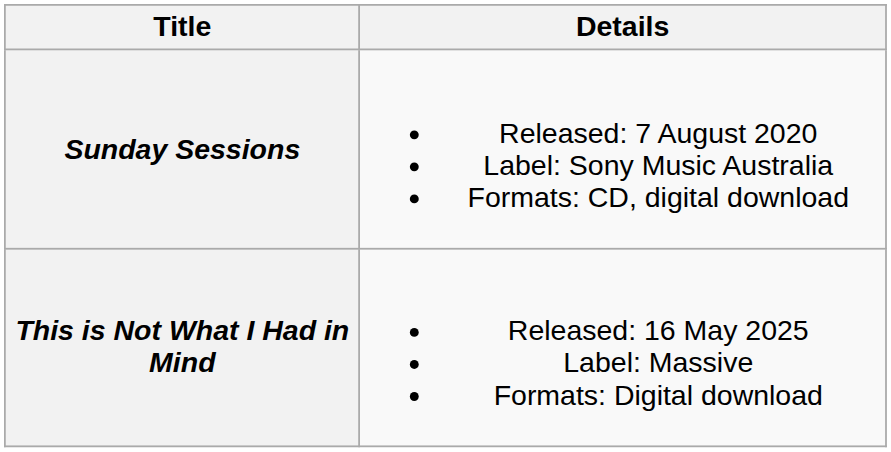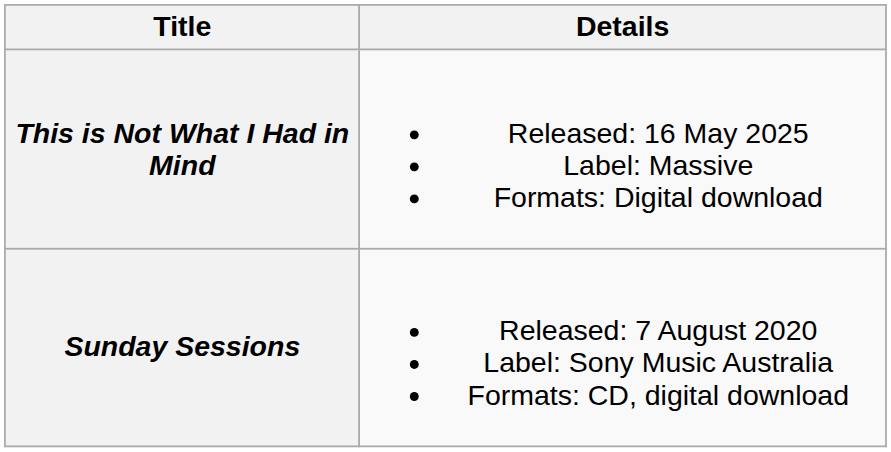rows swapped: (182, 148) <-> (182, 347)
